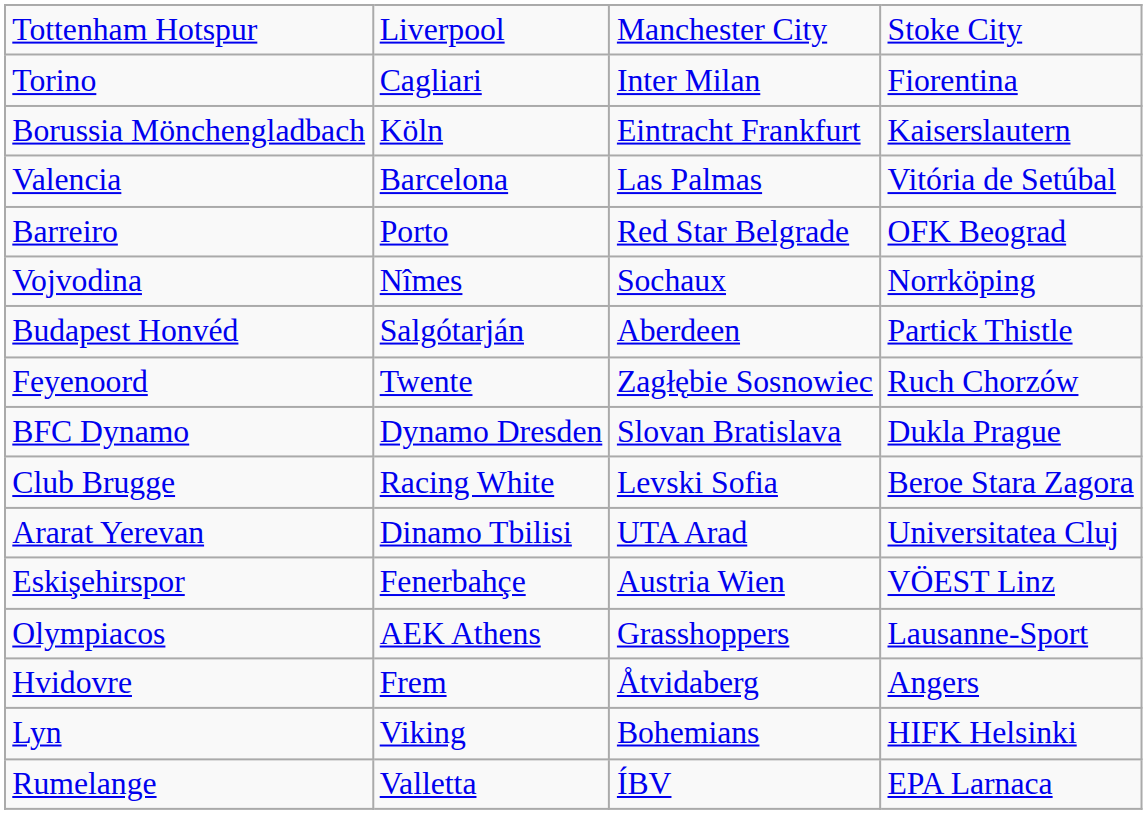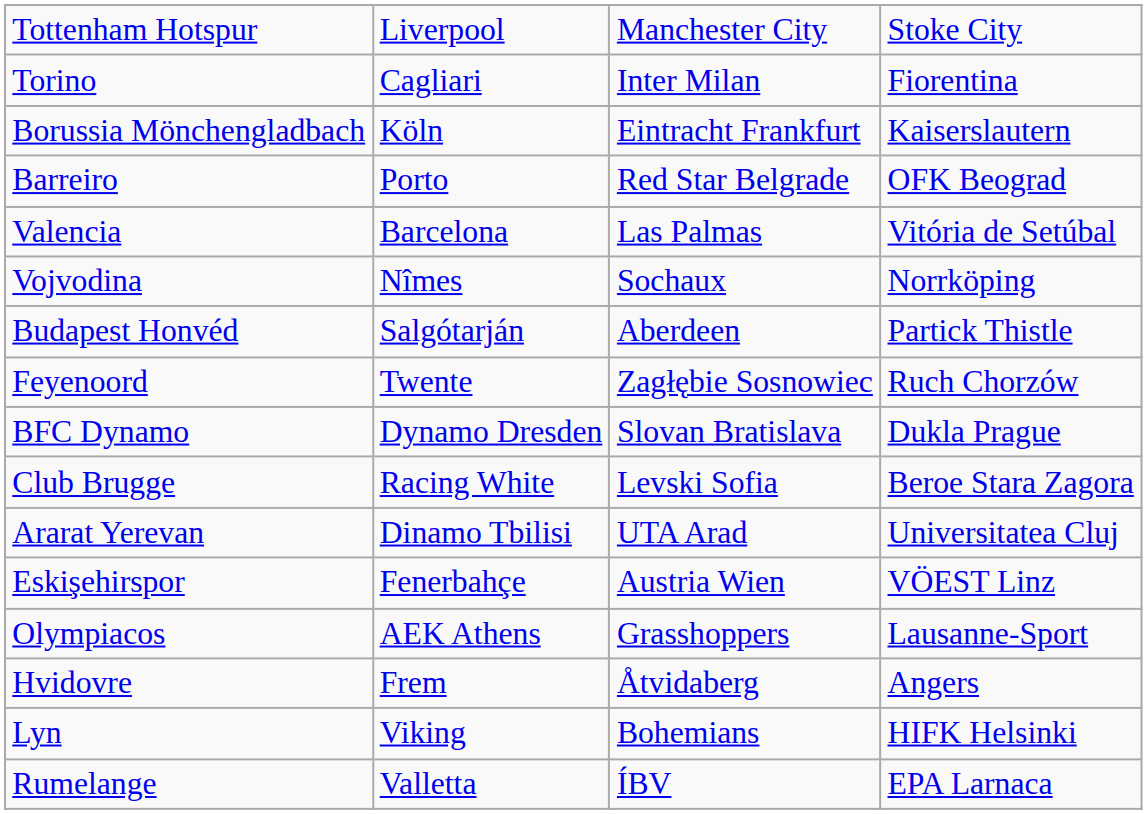rows swapped: (67, 180) <-> (65, 230)
